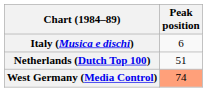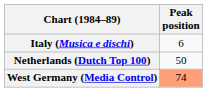(181, 60) 51 -> (181, 60) 50
